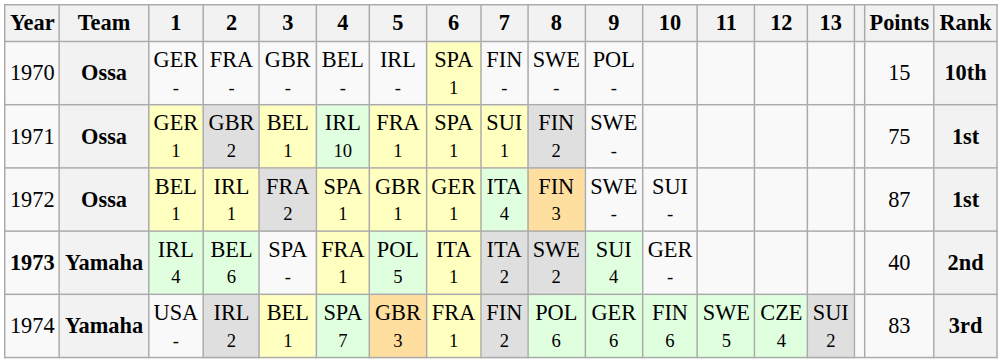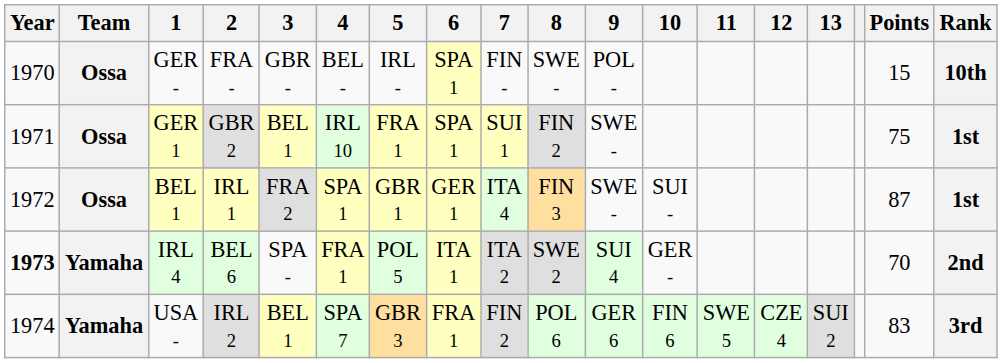(899, 263) 40 -> (899, 263) 70
